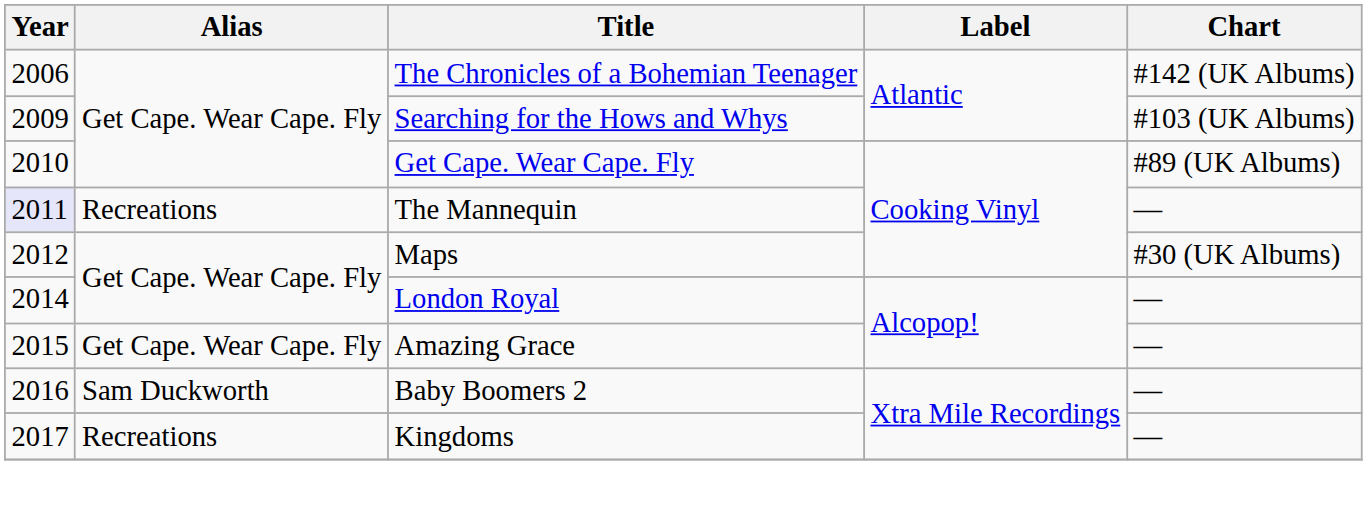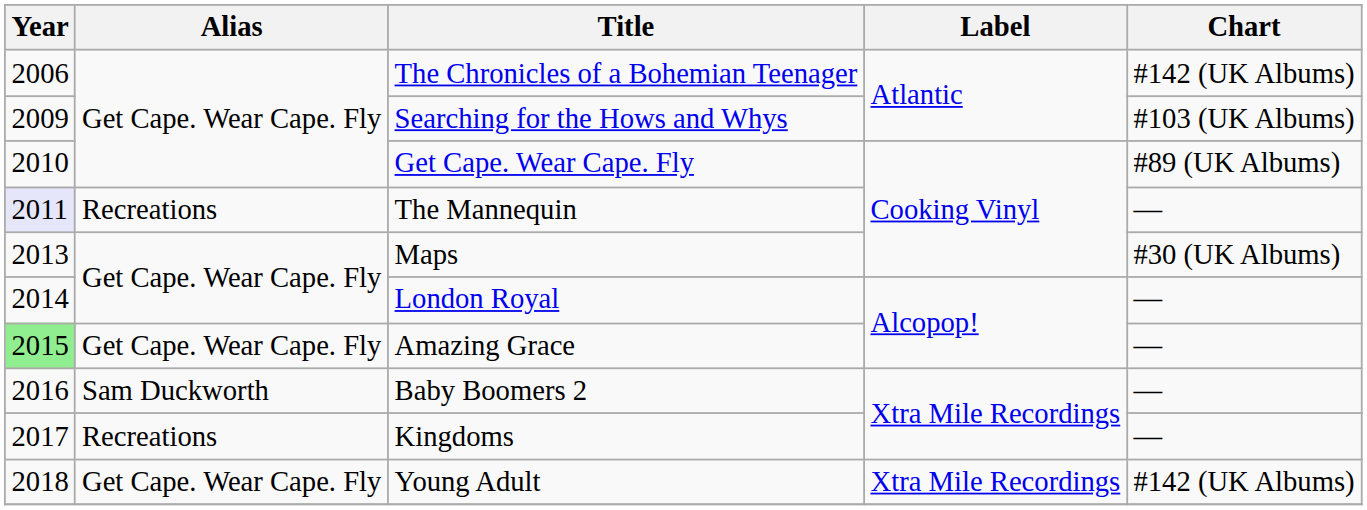(40, 254) 2012 -> (40, 254) 2013
(40, 345) no background -> (40, 345) lightgreen background
+ row: (468, 481)
